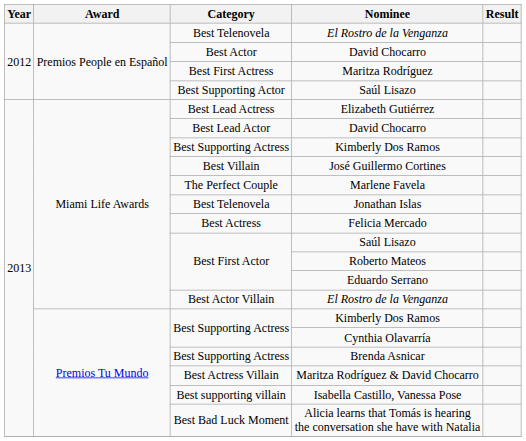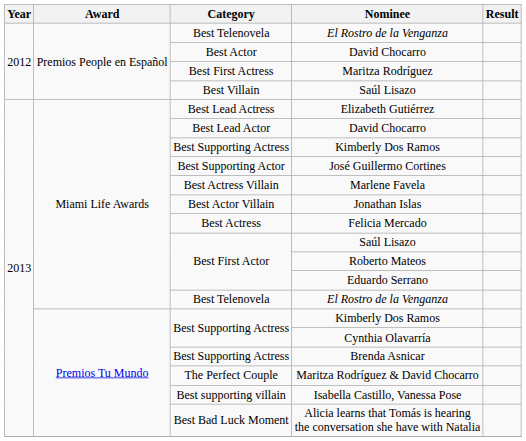(231, 90) Best Supporting Actor -> (231, 90) Best Villain
(231, 166) Best Villain -> (231, 166) Best Supporting Actor
(231, 185) The Perfect Couple -> (231, 185) Best Actress Villain
(231, 204) Best Telenovela -> (231, 204) Best Actor Villain
(231, 299) Best Actor Villain -> (231, 299) Best Telenovela
(231, 375) Best Actress Villain -> (231, 375) The Perfect Couple
